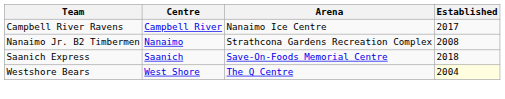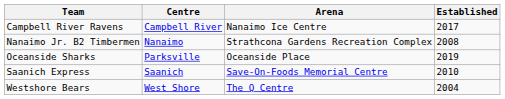+ row: (51, 57)
(448, 57) 2018 -> (448, 72) 2010
(448, 72) lightyellow background -> (448, 87) no background
